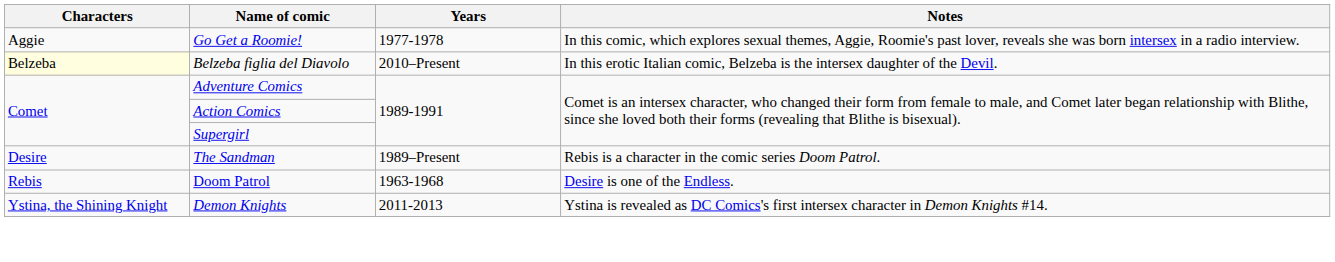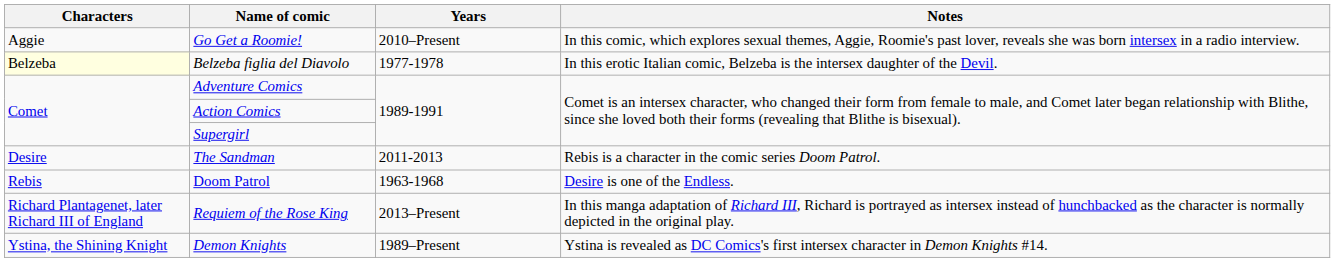(411, 39) 1977-1978 -> (419, 39) 2010–Present
(419, 63) 2010–Present -> (411, 63) 1977-1978
(419, 157) 1989–Present -> (411, 157) 2011-2013
+ row: (271, 213)
(411, 205) 2011-2013 -> (419, 245) 1989–Present
